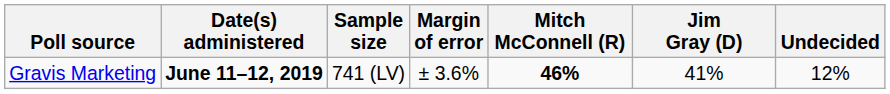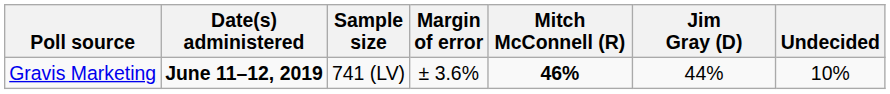(704, 73) 41% -> (704, 73) 44%
(830, 73) 12% -> (830, 73) 10%
